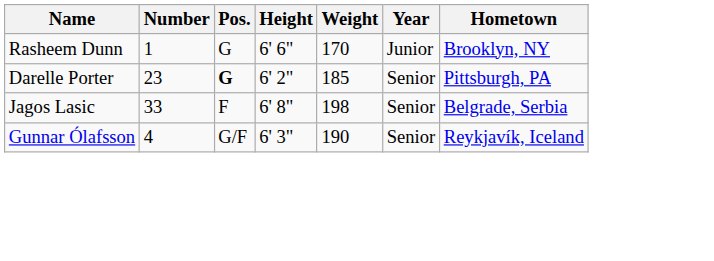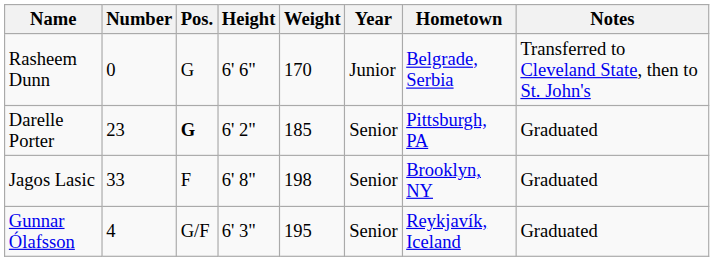+ column: (612, 19)
(148, 48) 1 -> (111, 69) 0
(497, 48) Brooklyn, NY -> (442, 69) Belgrade, Serbia
(506, 107) Belgrade, Serbia -> (444, 180) Brooklyn, NY
(335, 136) 190 -> (298, 230) 195
